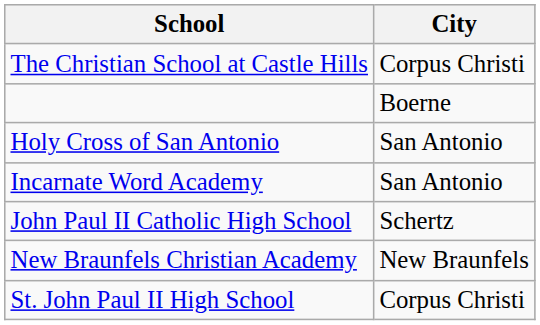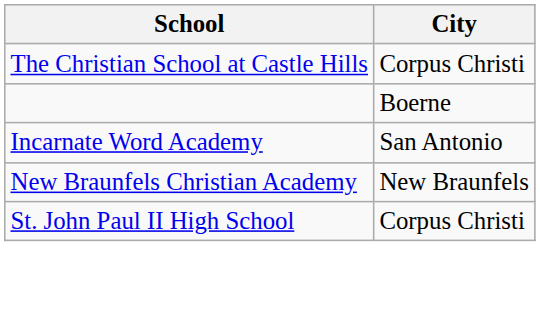- row: (145, 142)
- row: (181, 220)
